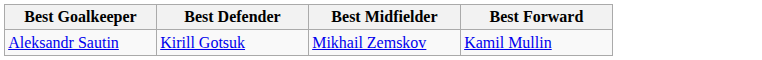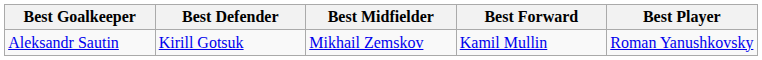+ column: (682, 17)
